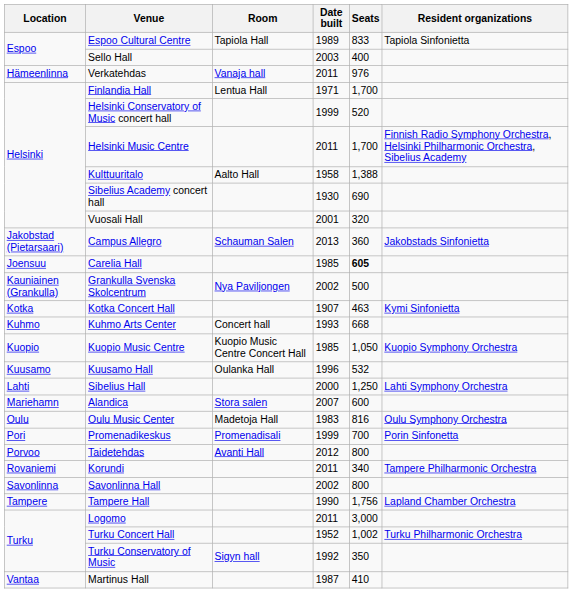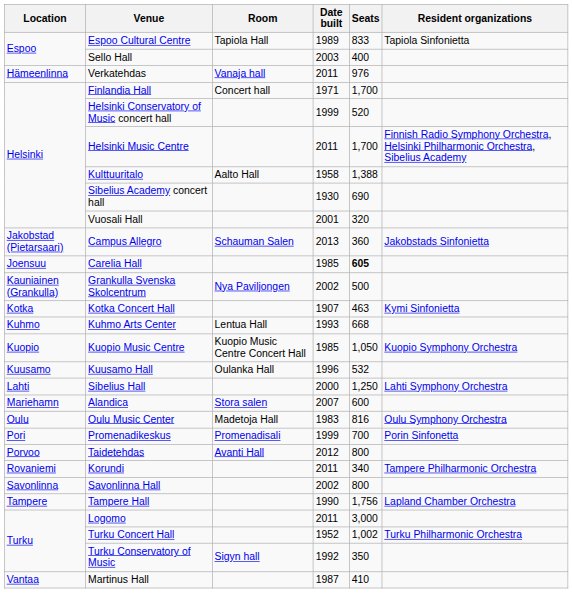(241, 90) Lentua Hall -> (242, 90) Concert hall
(242, 325) Concert hall -> (241, 325) Lentua Hall
